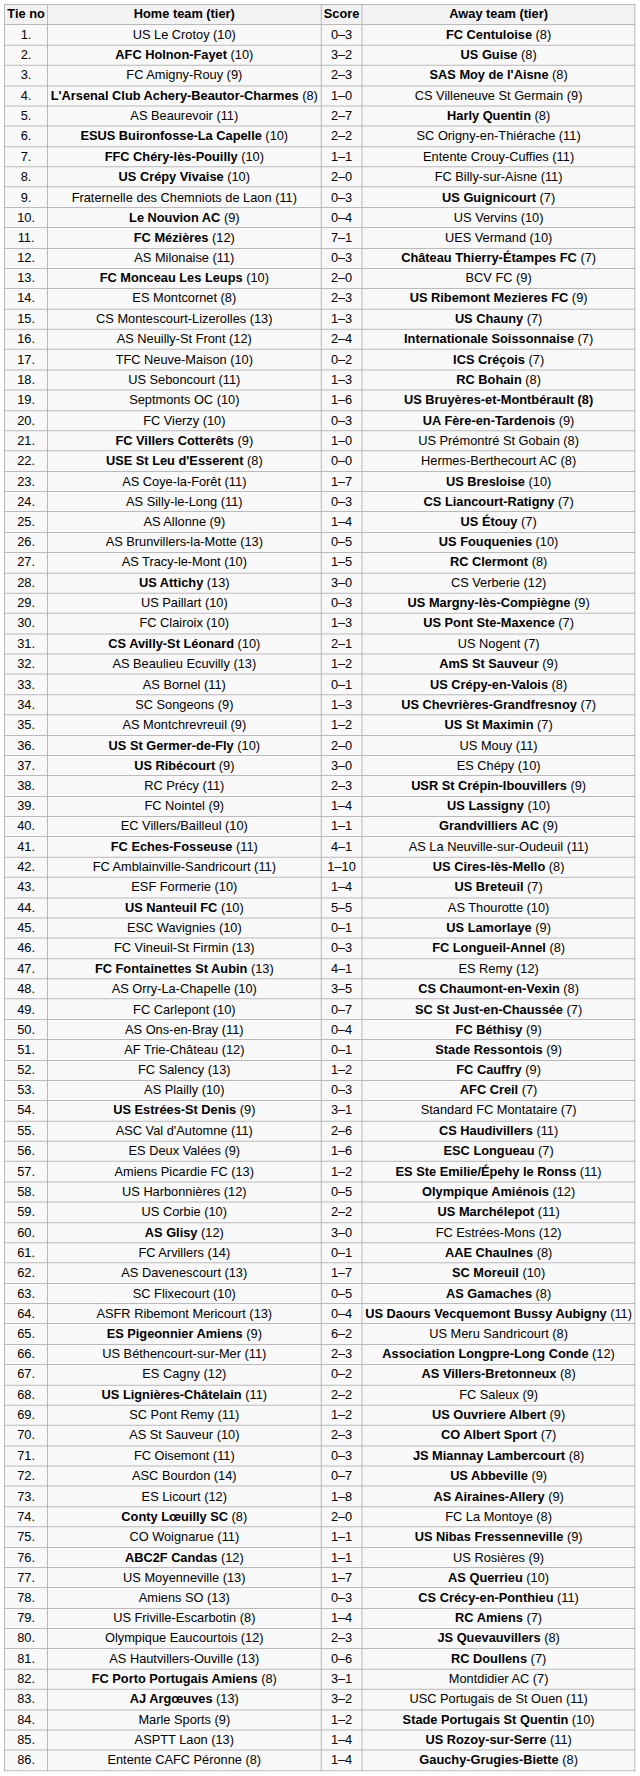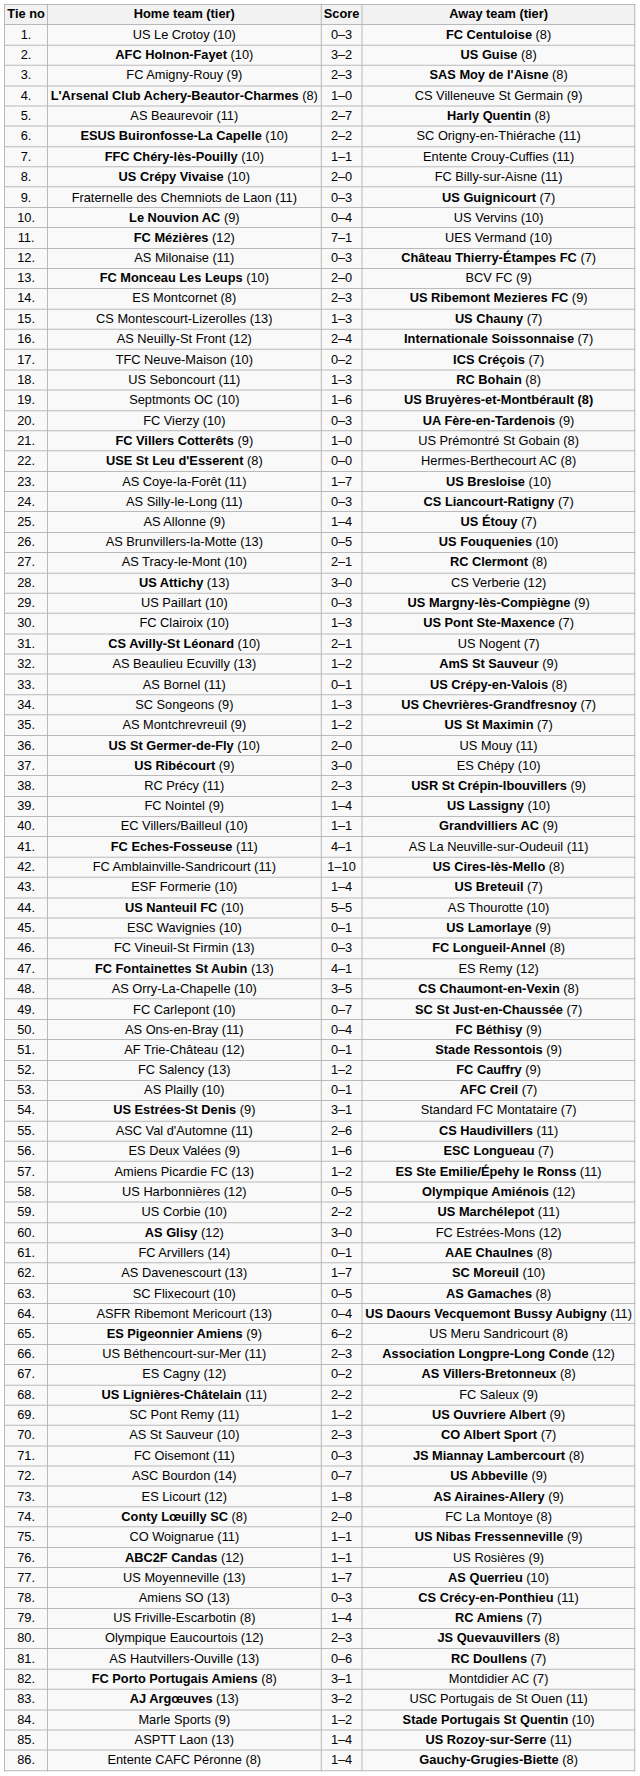(342, 562) 1–5 -> (342, 562) 2–1
(342, 1090) 0–3 -> (342, 1090) 0–1
